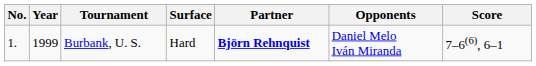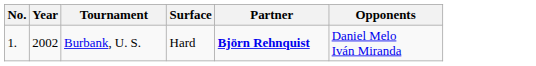- column: (487, 14)
(45, 42) 1999 -> (45, 42) 2002
